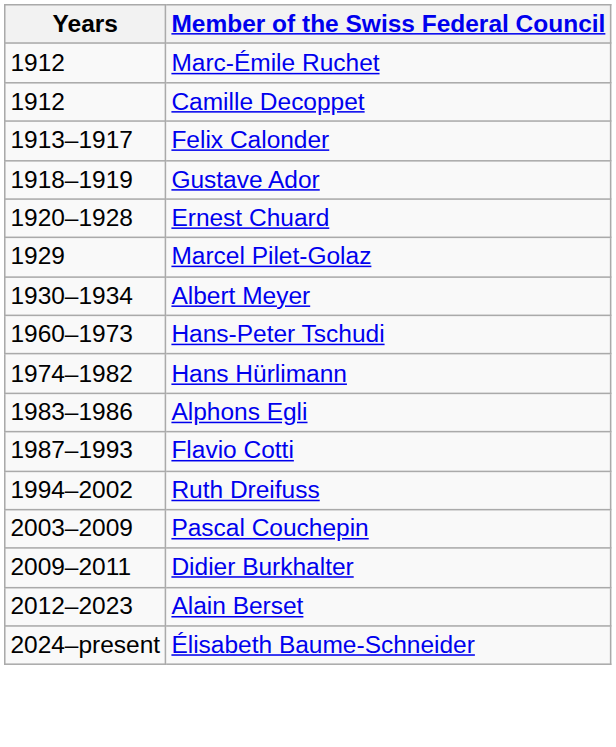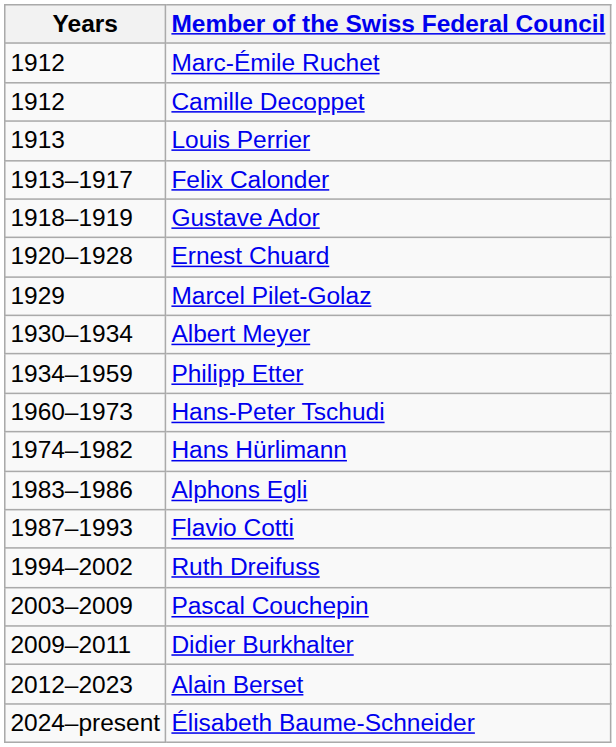+ row: (241, 140)
+ row: (237, 373)
